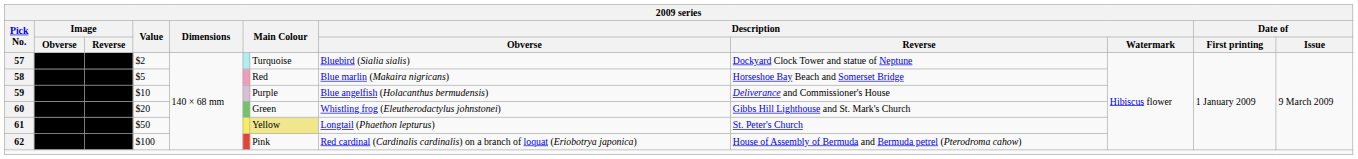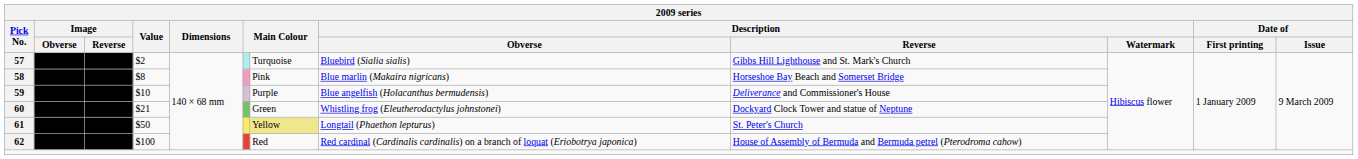(823, 61) Dockyard Clock Tower and statue of Neptune -> (822, 61) Gibbs Hill Lighthouse and St. Mark's Church
(140, 77) $5 -> (140, 77) $8
(260, 77) Red -> (261, 77) Pink
(143, 109) $20 -> (143, 109) $21
(822, 109) Gibbs Hill Lighthouse and St. Mark's Church -> (823, 109) Dockyard Clock Tower and statue of Neptune
(261, 141) Pink -> (260, 141) Red
